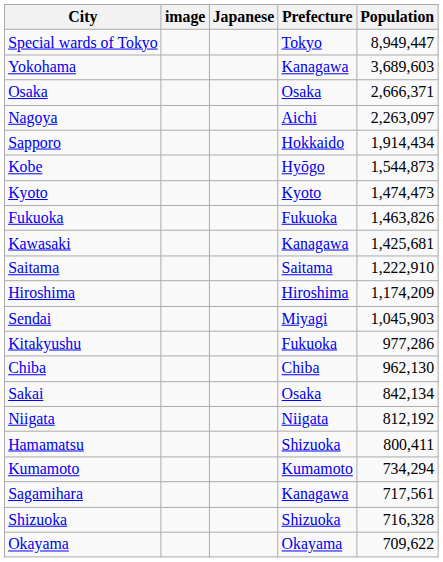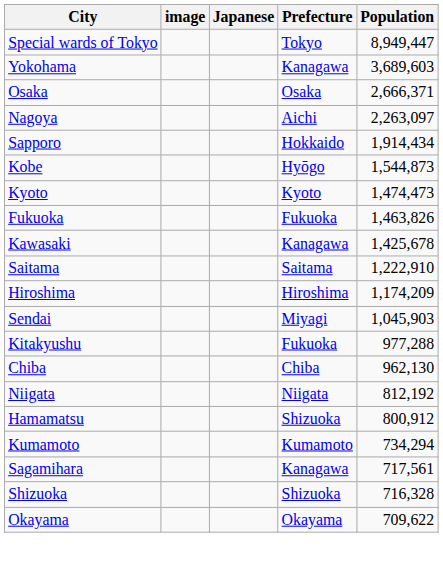(402, 243) 1,425,681 -> (402, 243) 1,425,678
(408, 343) 977,286 -> (408, 343) 977,288
- row: (26, 393)
(409, 444) 800,411 -> (408, 419) 800,912
